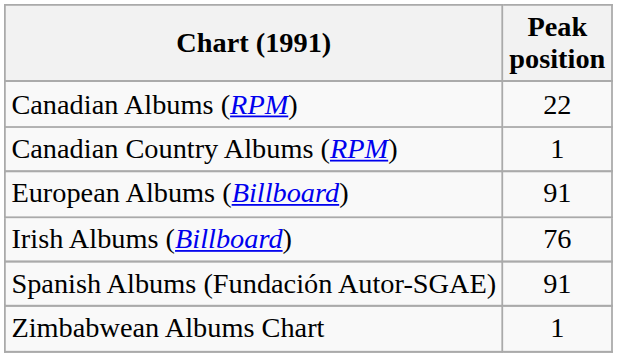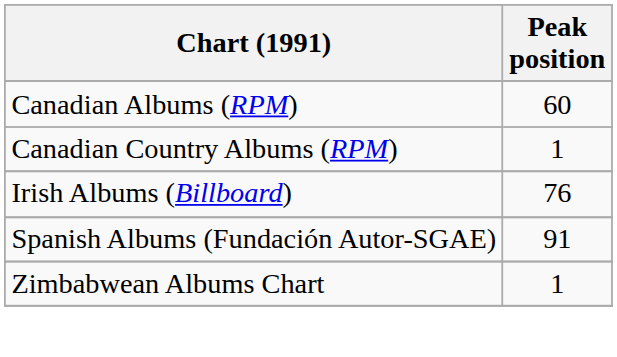(557, 103) 22 -> (557, 103) 60
- row: (180, 193)
